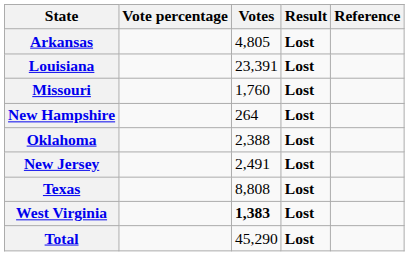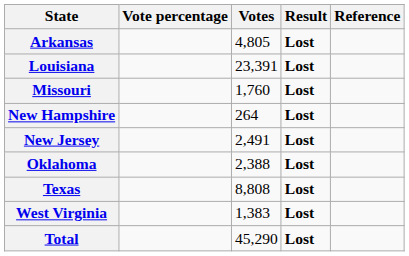rows swapped: (62, 164) <-> (62, 139)
(252, 213) bold -> (252, 213) normal
